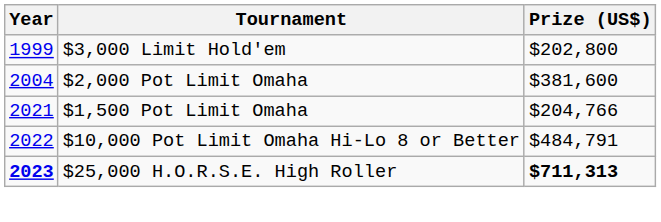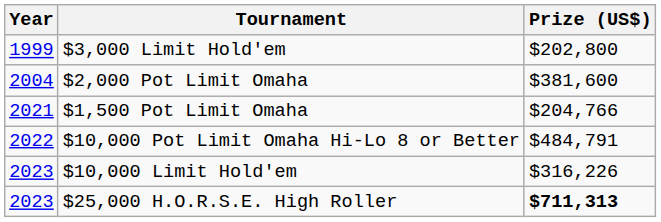+ row: (180, 171)
(31, 171) bold -> (31, 202) normal
